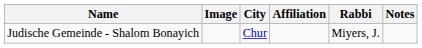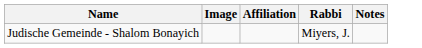- column: (255, 14)
